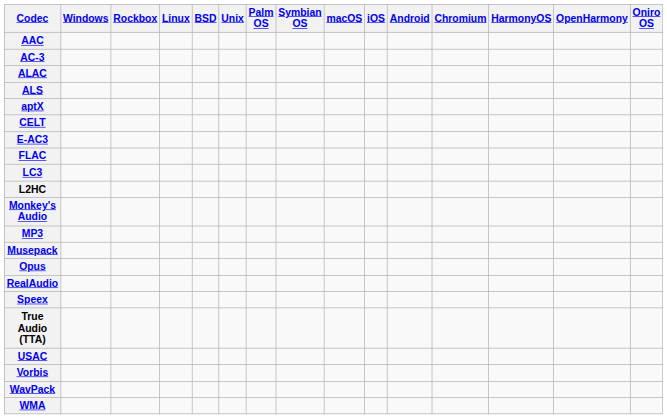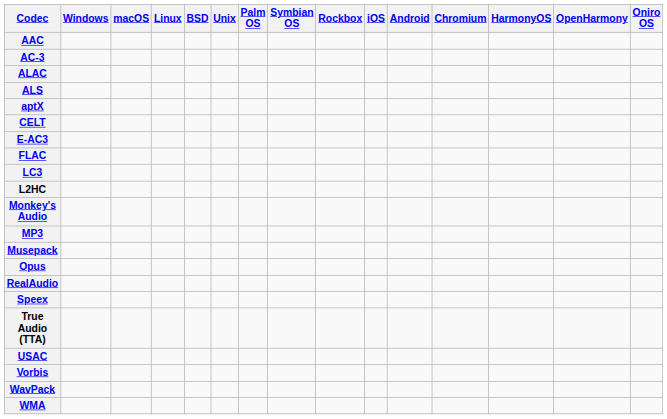columns swapped: (344, 18) <-> (135, 18)
